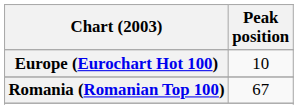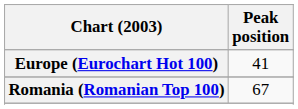(261, 63) 10 -> (261, 63) 41
